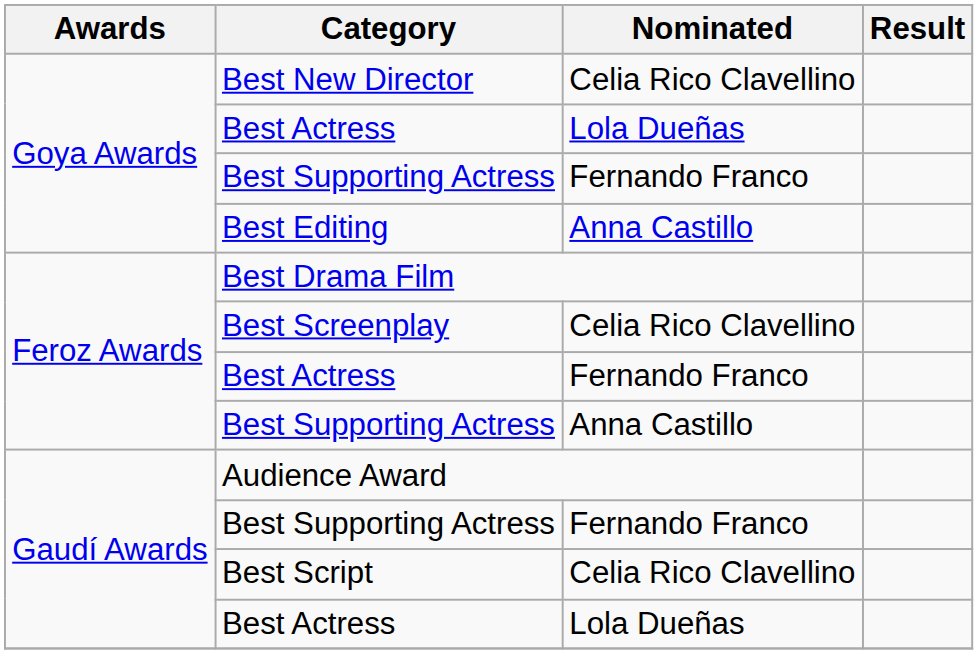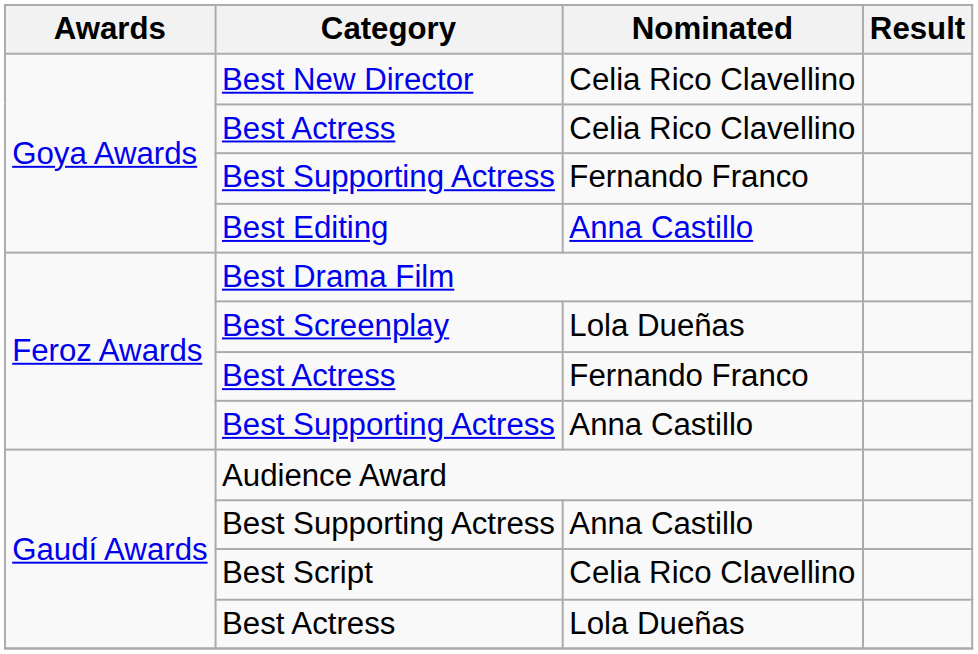(657, 128) Lola Dueñas -> (712, 128) Celia Rico Clavellino
(712, 326) Celia Rico Clavellino -> (657, 326) Lola Dueñas
(689, 524) Fernando Franco -> (661, 524) Anna Castillo
